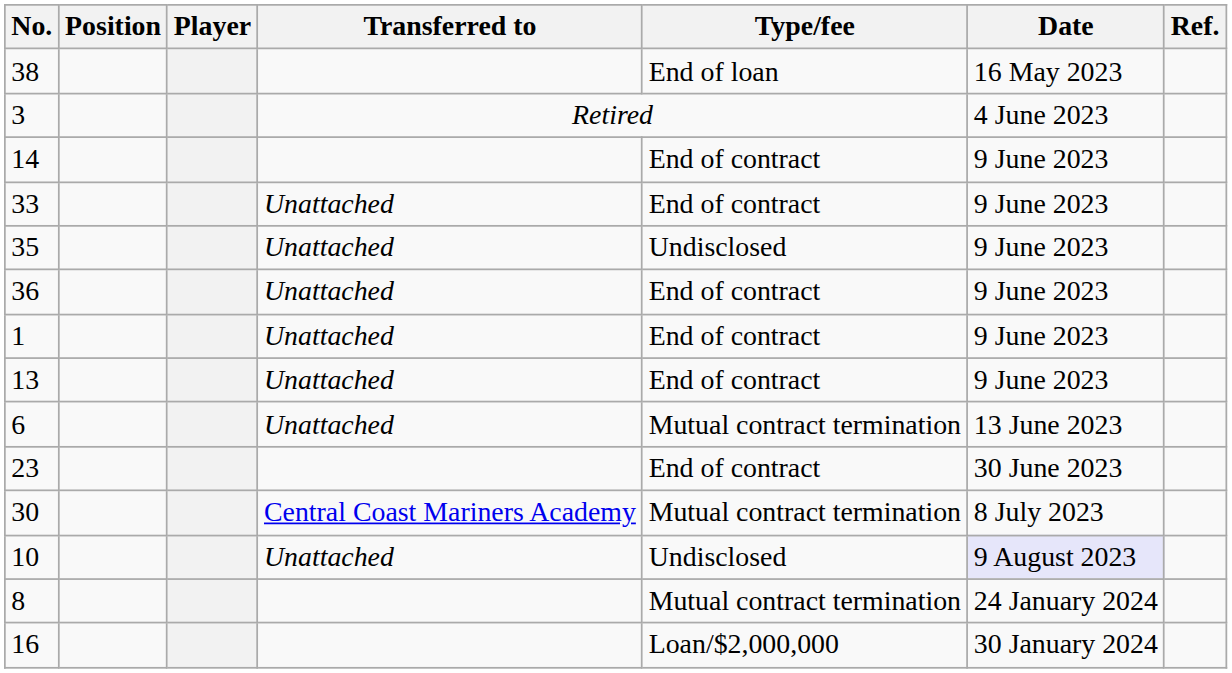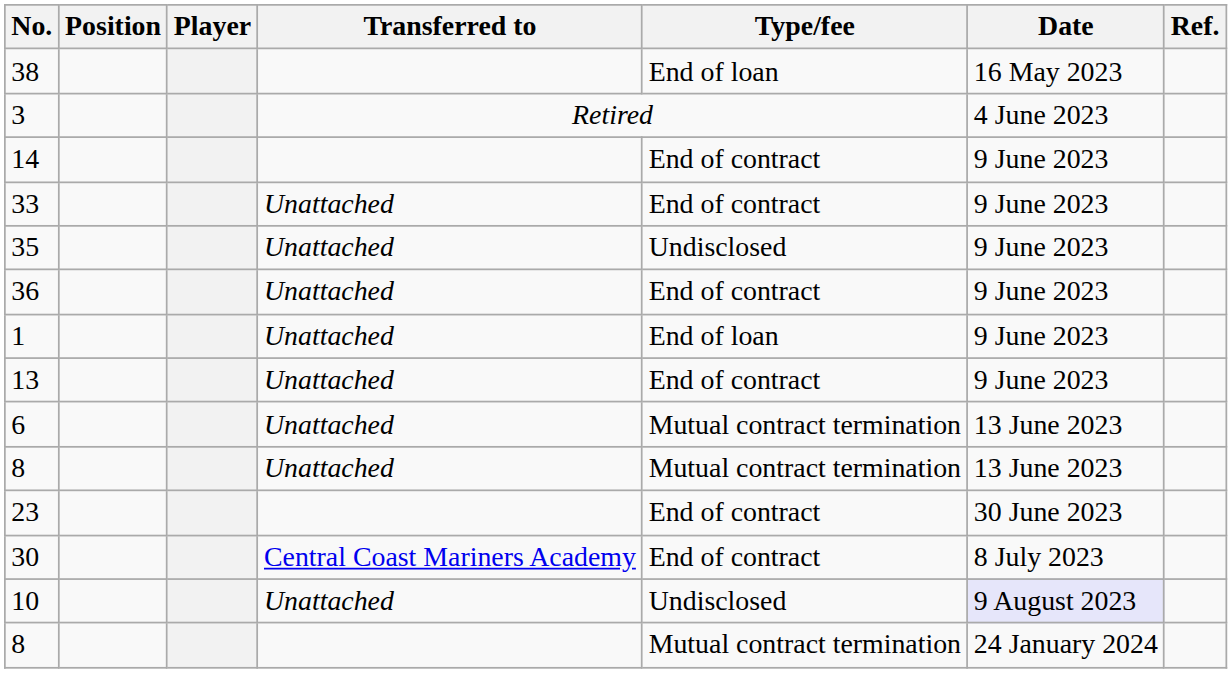(735, 335) End of contract -> (714, 335) End of loan
+ row: (18, 468)
(805, 512) Mutual contract termination -> (735, 556) End of contract
- row: (25, 644)
